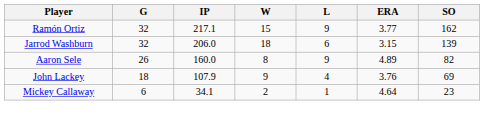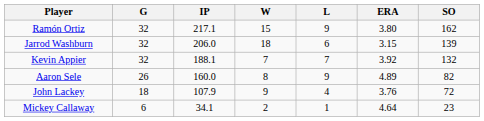(388, 28) 3.77 -> (388, 28) 3.80
+ row: (59, 60)
(449, 76) 69 -> (449, 92) 72
